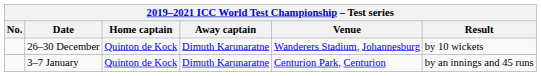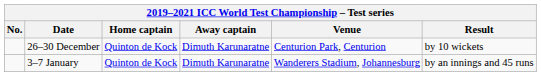(347, 46) Wanderers Stadium, Johannesburg -> (330, 46) Centurion Park, Centurion
(330, 63) Centurion Park, Centurion -> (347, 63) Wanderers Stadium, Johannesburg
